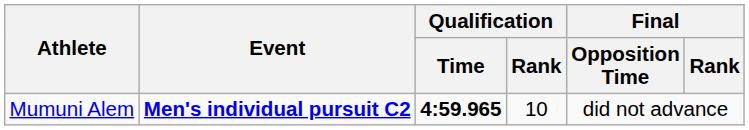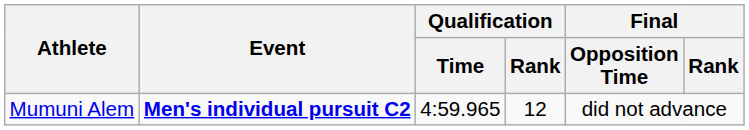(461, 109) bold -> (460, 109) normal
(536, 109) 10 -> (535, 109) 12
